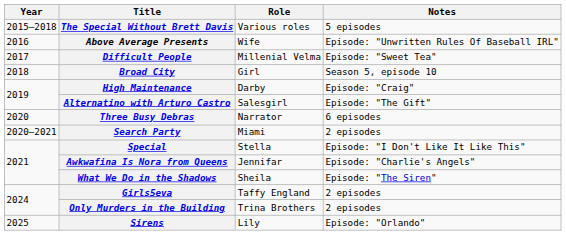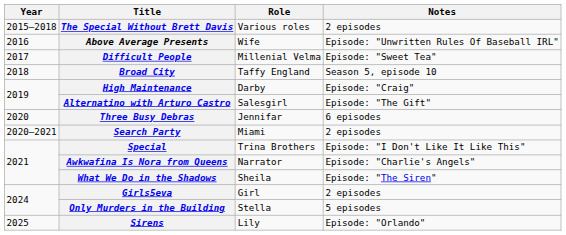(353, 27) 5 episodes -> (353, 27) 2 episodes
(249, 72) Girl -> (274, 72) Taffy England
(260, 117) Narrator -> (260, 117) Jennifar
(254, 147) Stella -> (277, 147) Trina Brothers
(260, 162) Jennifar -> (260, 162) Narrator
(274, 192) Taffy England -> (249, 192) Girl
(277, 207) Trina Brothers -> (254, 207) Stella
(353, 207) 2 episodes -> (353, 207) 5 episodes
